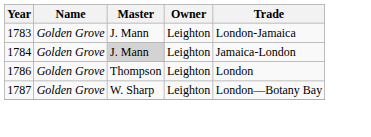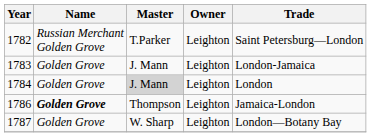+ row: (19, 39)
(256, 52) Jamaica-London -> (254, 84) London
(71, 71) normal -> (71, 103) bold
(234, 71) London -> (275, 103) Jamaica-London
